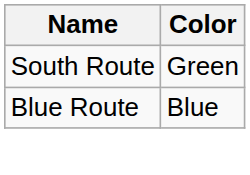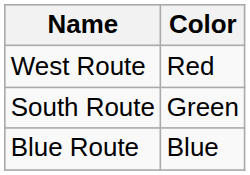+ row: (78, 66)
